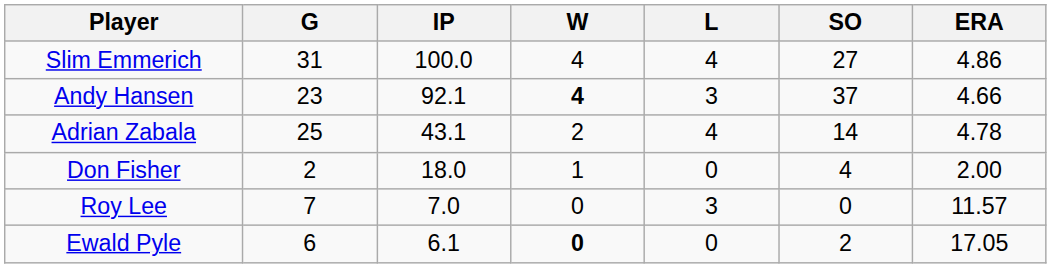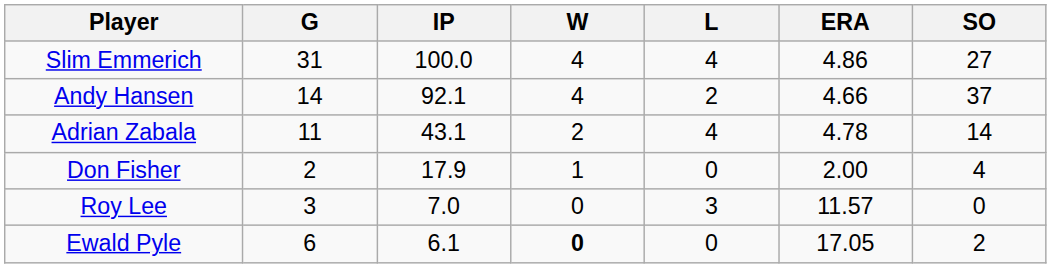columns swapped: (979, 22) <-> (845, 22)
(310, 96) 23 -> (310, 96) 14
(578, 96) bold -> (578, 96) normal
(711, 96) 3 -> (711, 96) 2
(310, 133) 25 -> (310, 133) 11
(444, 170) 18.0 -> (444, 170) 17.9
(310, 206) 7 -> (310, 206) 3
